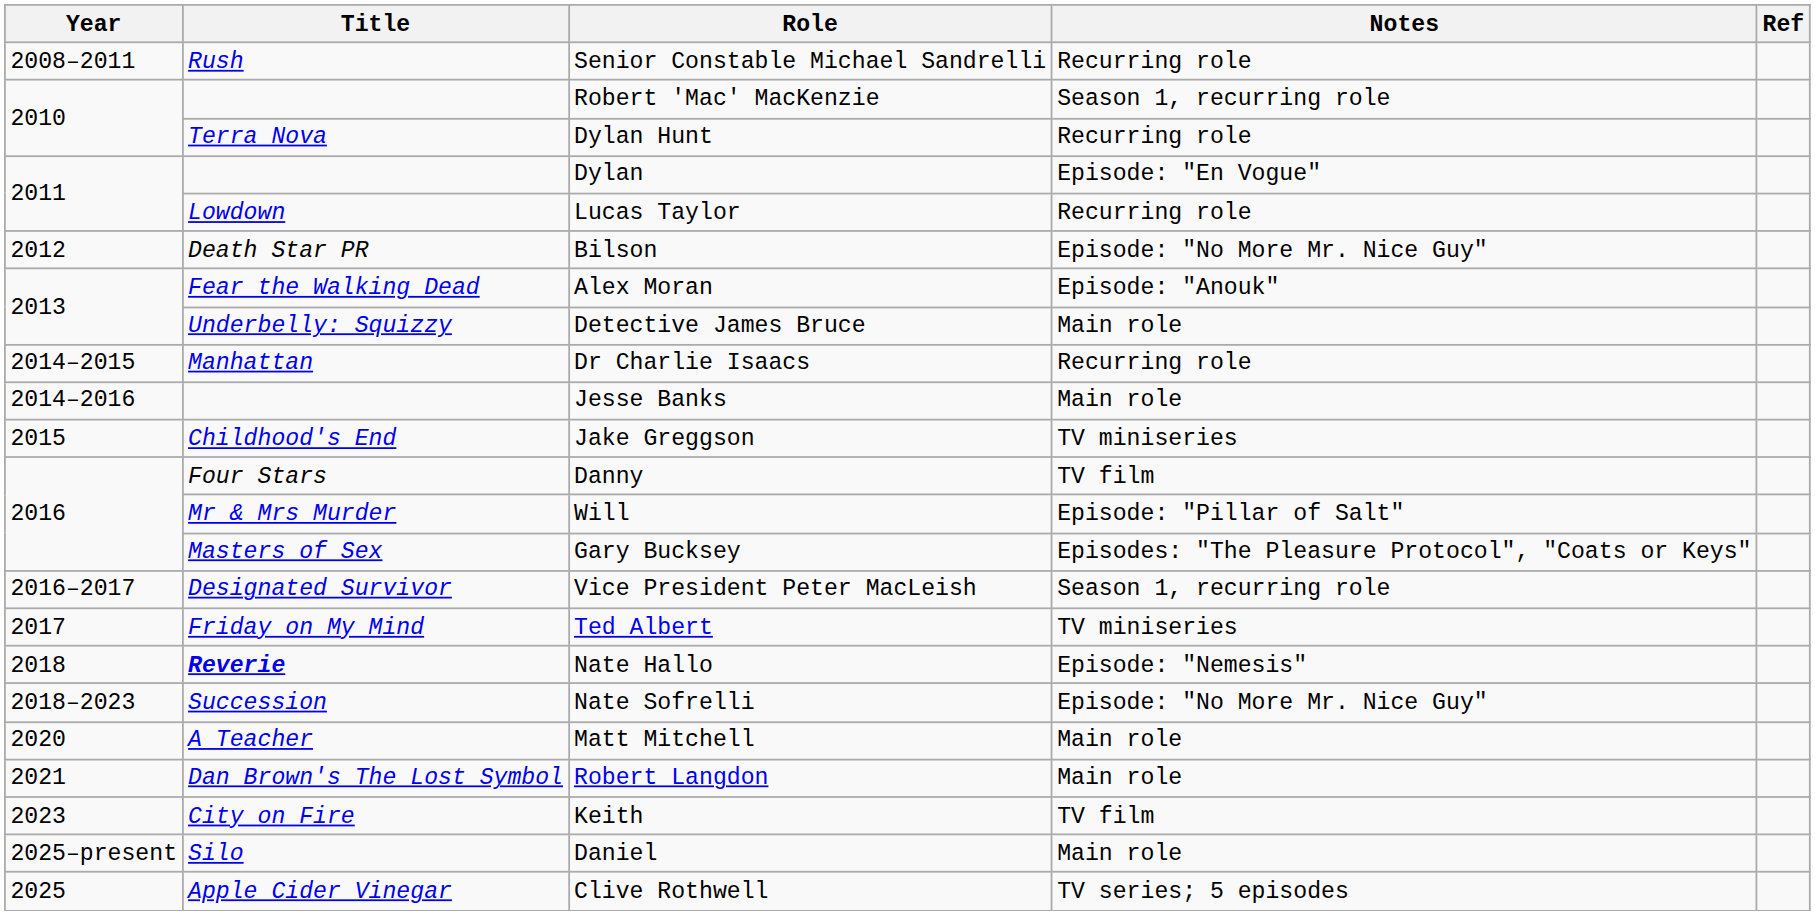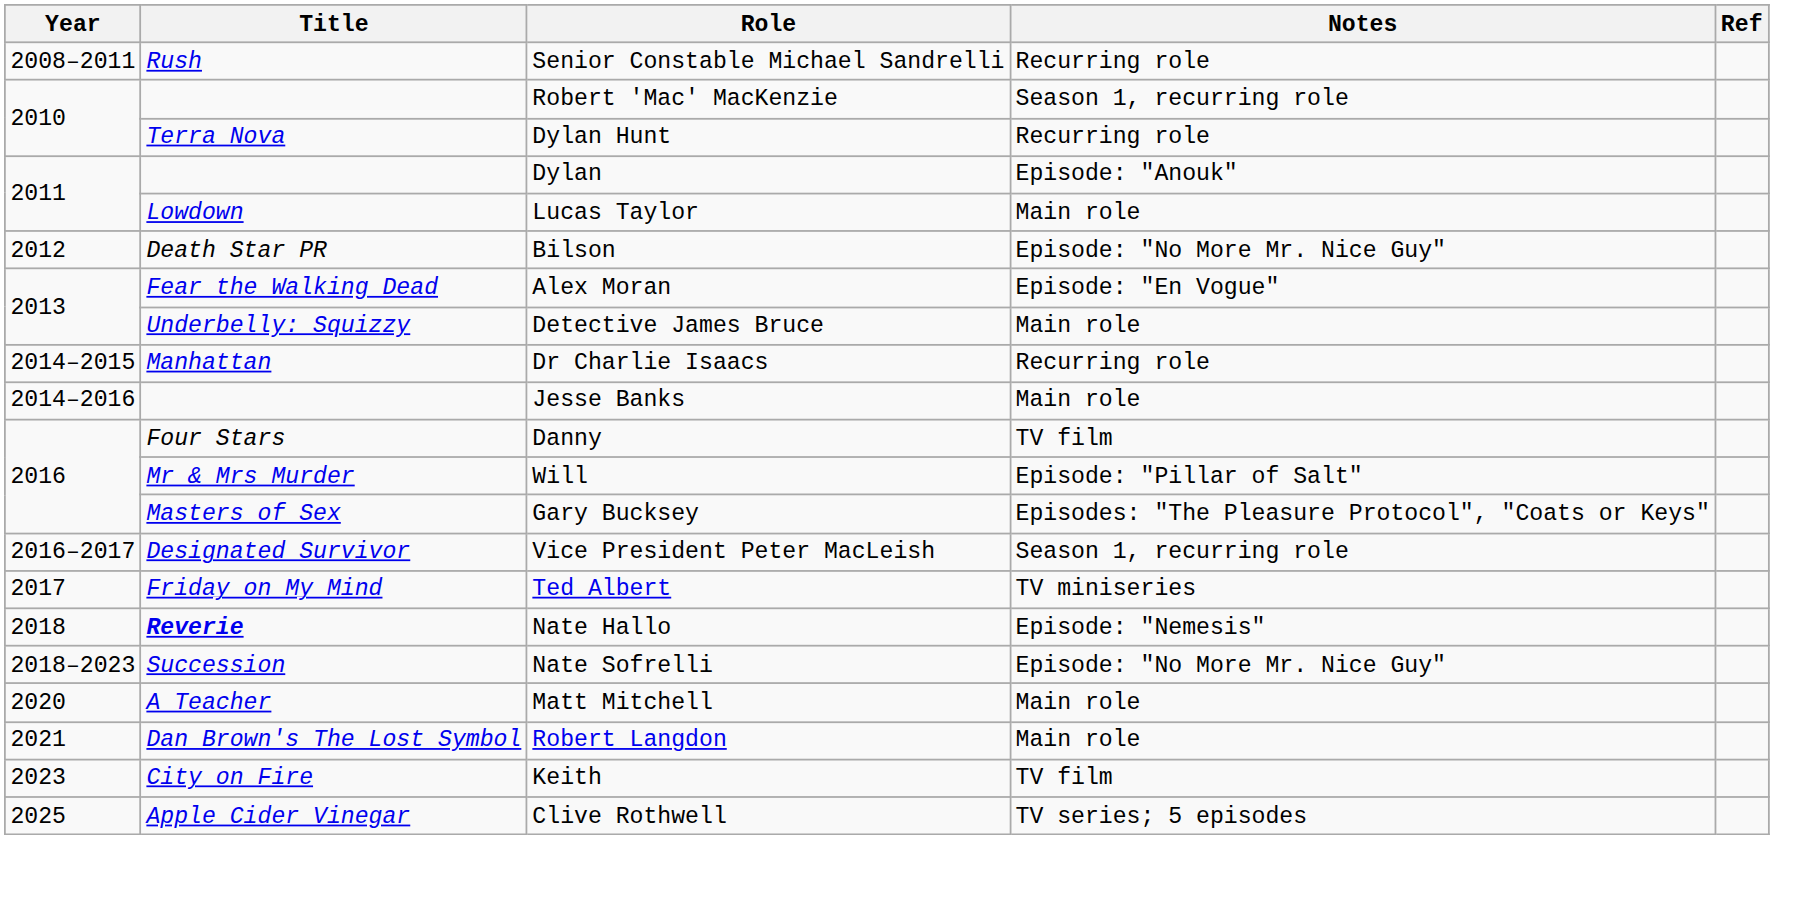(1189, 175) Episode: "En Vogue" -> (1127, 175) Episode: "Anouk"
(1154, 212) Recurring role -> (1078, 212) Main role
(1168, 288) Episode: "Anouk" -> (1147, 288) Episode: "En Vogue"
- row: (664, 439)
- row: (616, 853)
